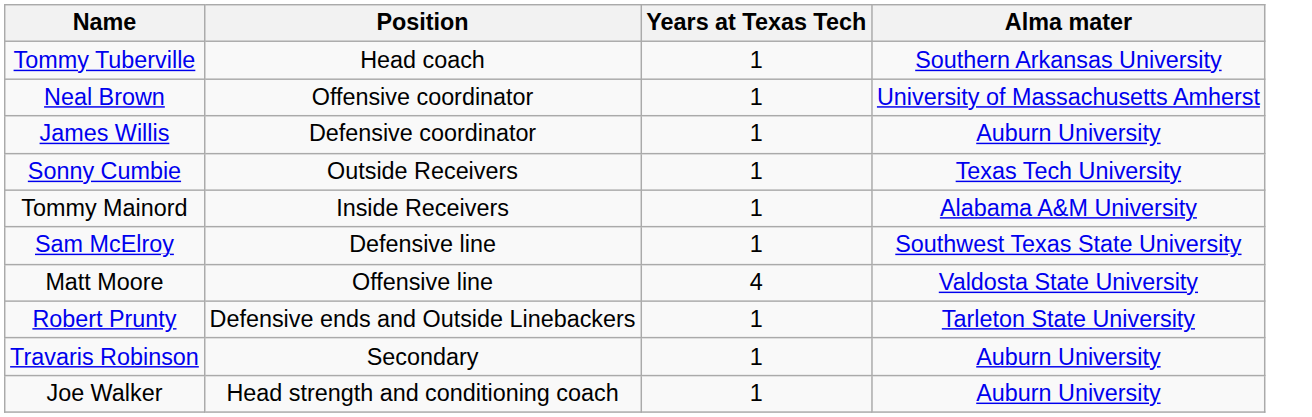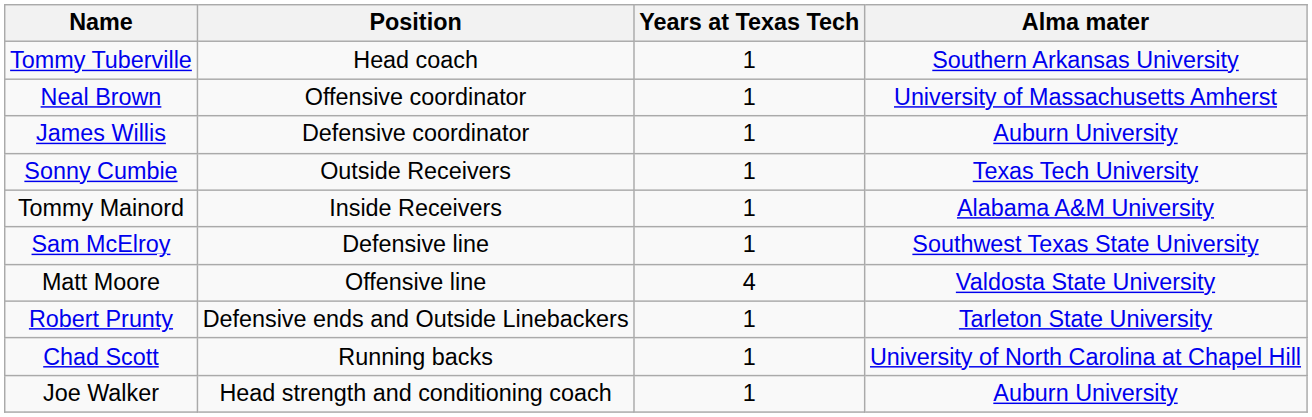- row: (104, 356)
+ row: (101, 356)
